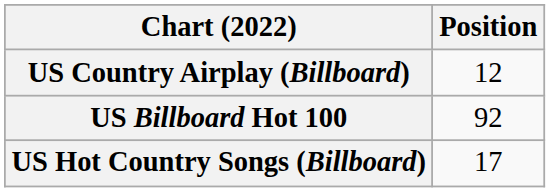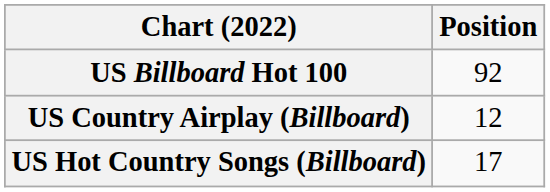rows swapped: (219, 117) <-> (219, 72)
